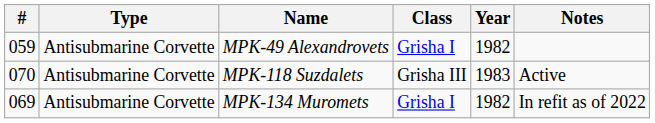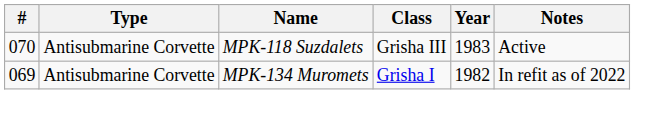- row: (306, 46)
